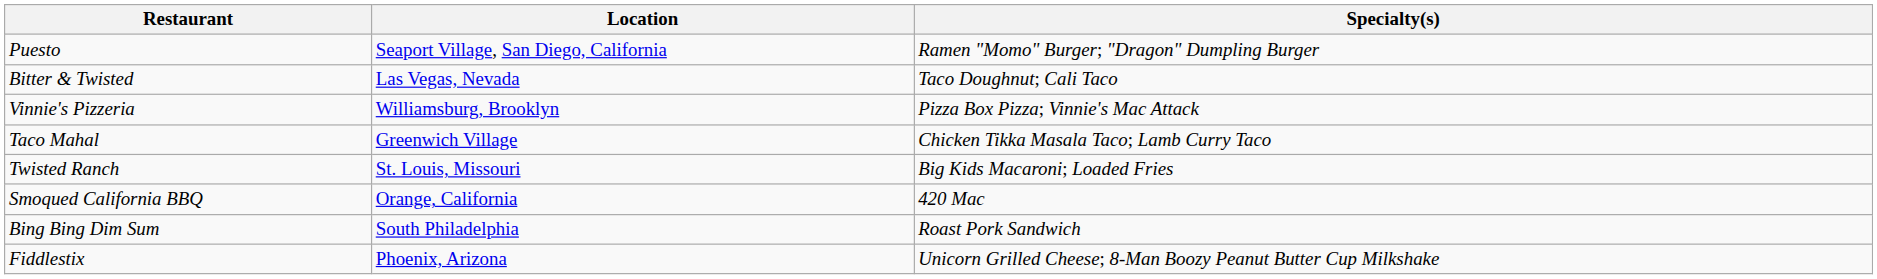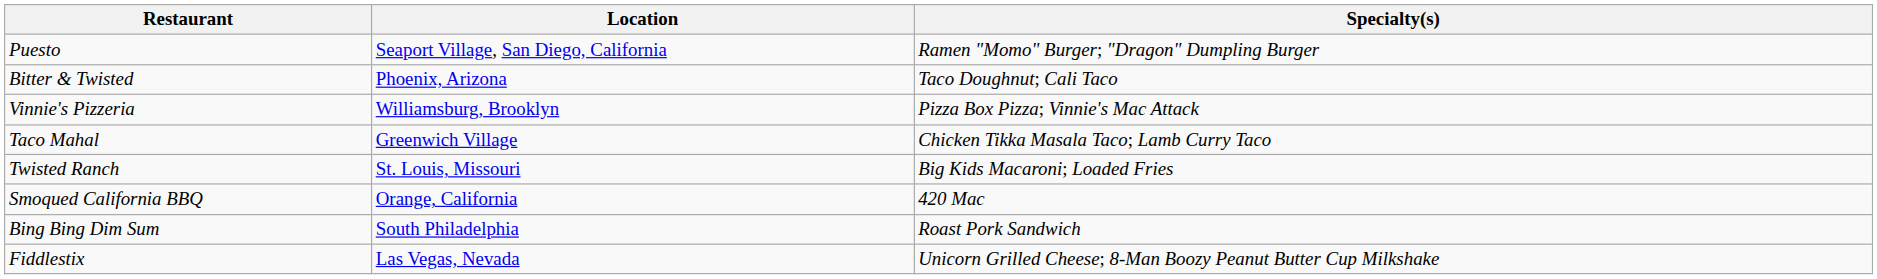(448, 79) Las Vegas, Nevada -> (441, 79) Phoenix, Arizona
(441, 259) Phoenix, Arizona -> (448, 259) Las Vegas, Nevada
